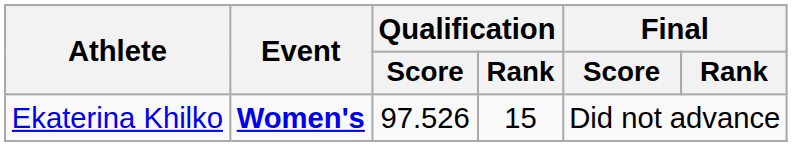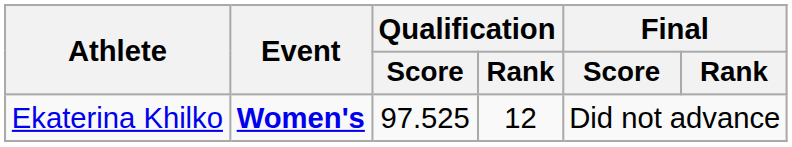(425, 118) 97.526 -> (425, 118) 97.525
(520, 118) 15 -> (520, 118) 12
